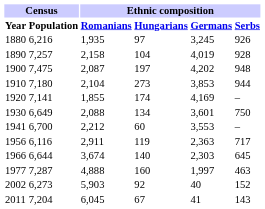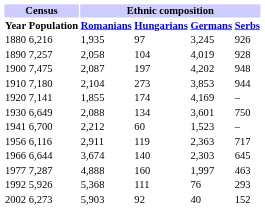(93, 54) 2,158 -> (93, 54) 2,058
(202, 127) 3,553 -> (202, 127) 1,523
+ row: (16, 185)
- row: (15, 199)
